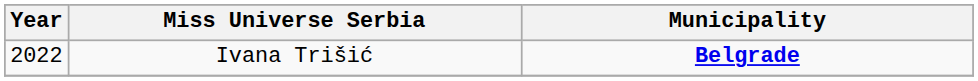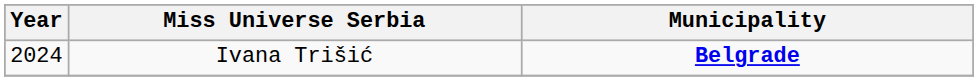(36, 58) 2022 -> (36, 58) 2024
